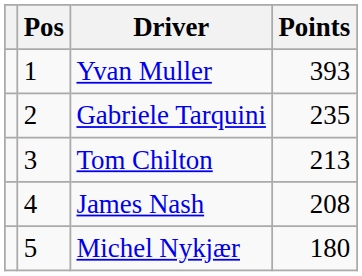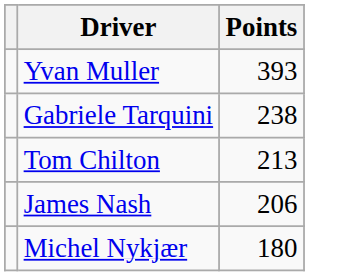- column: (44, 26)
(330, 115) 235 -> (277, 115) 238
(330, 204) 208 -> (277, 204) 206
